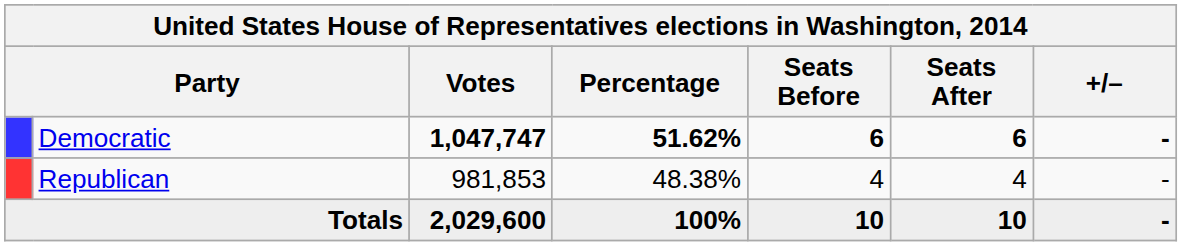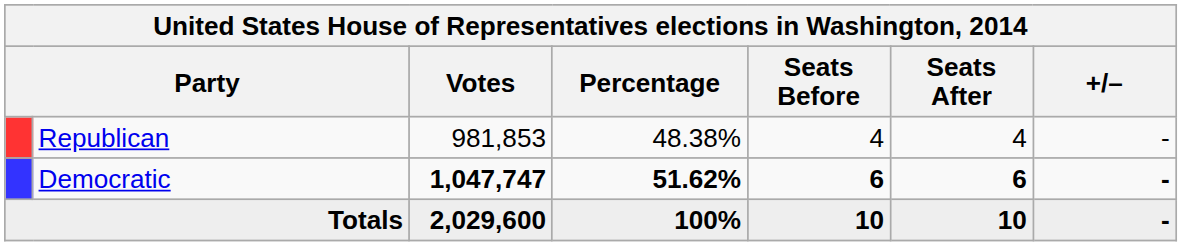rows swapped: (105, 138) <-> (104, 179)
